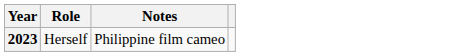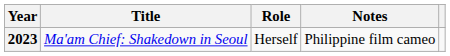+ column: (146, 16)
